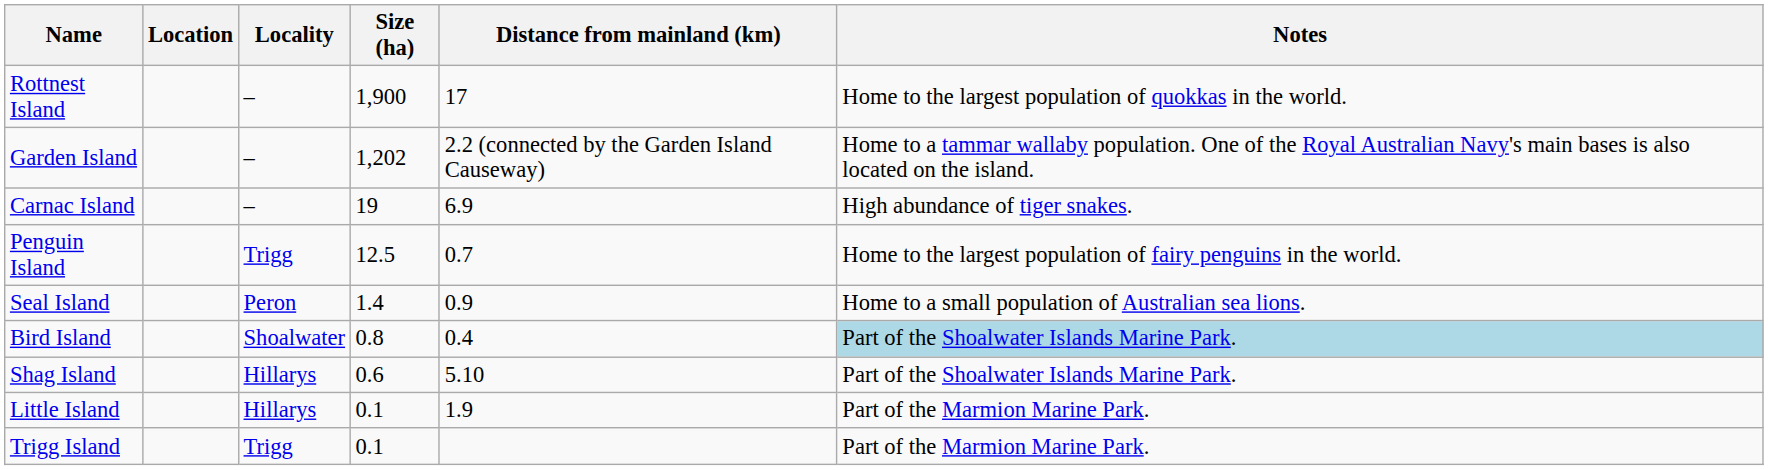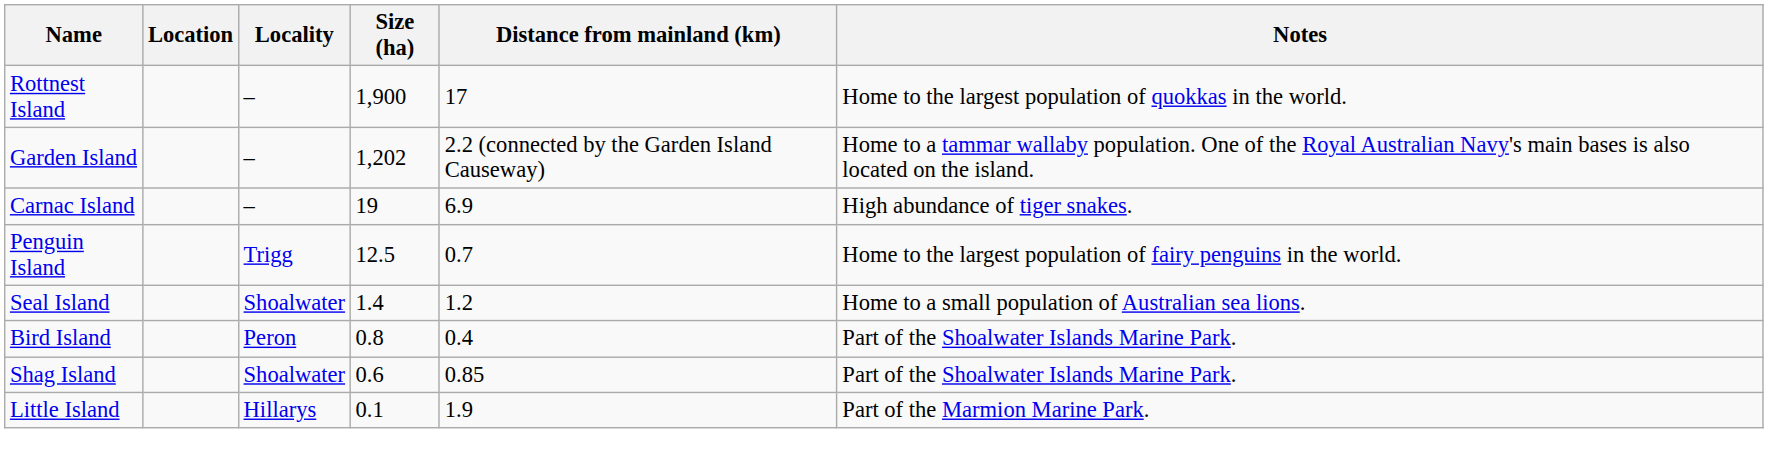(270, 302) Peron -> (294, 302) Shoalwater
(459, 302) 0.9 -> (459, 302) 1.2
(294, 338) Shoalwater -> (270, 338) Peron
(1039, 338) lightblue background -> (1039, 338) no background
(280, 374) Hillarys -> (294, 374) Shoalwater
(464, 374) 5.10 -> (464, 374) 0.85
- row: (65, 445)
